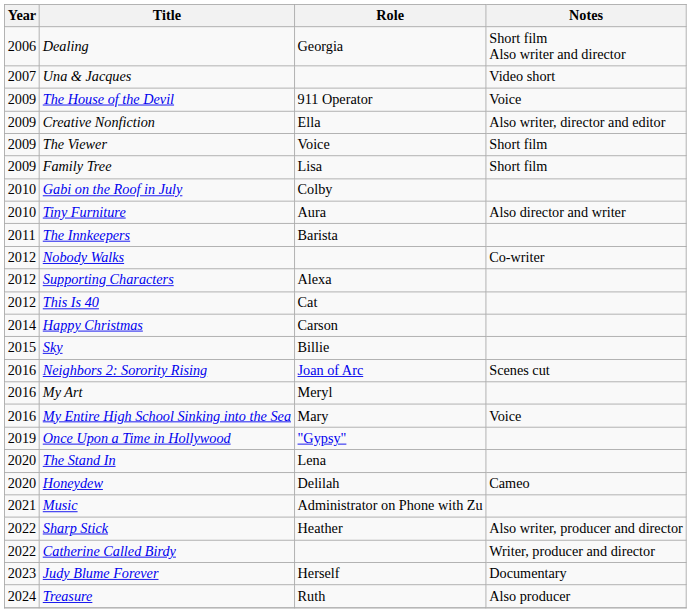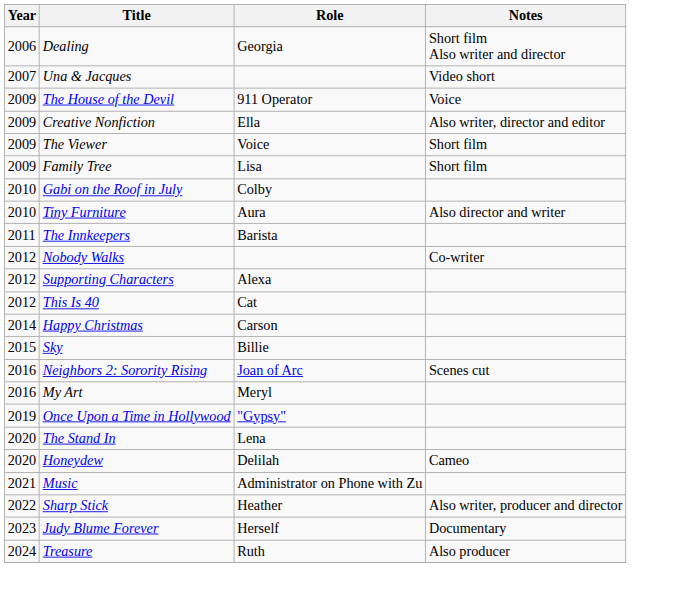- row: (167, 415)
- row: (109, 551)
